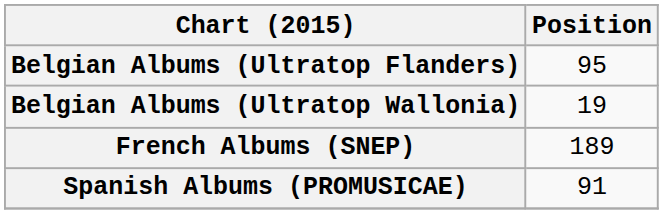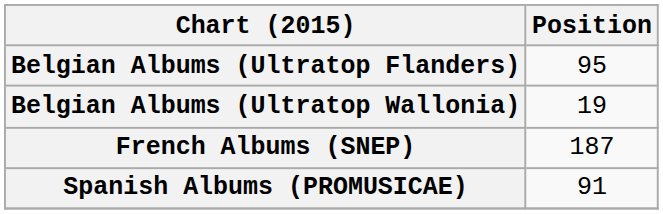(592, 147) 189 -> (592, 147) 187
